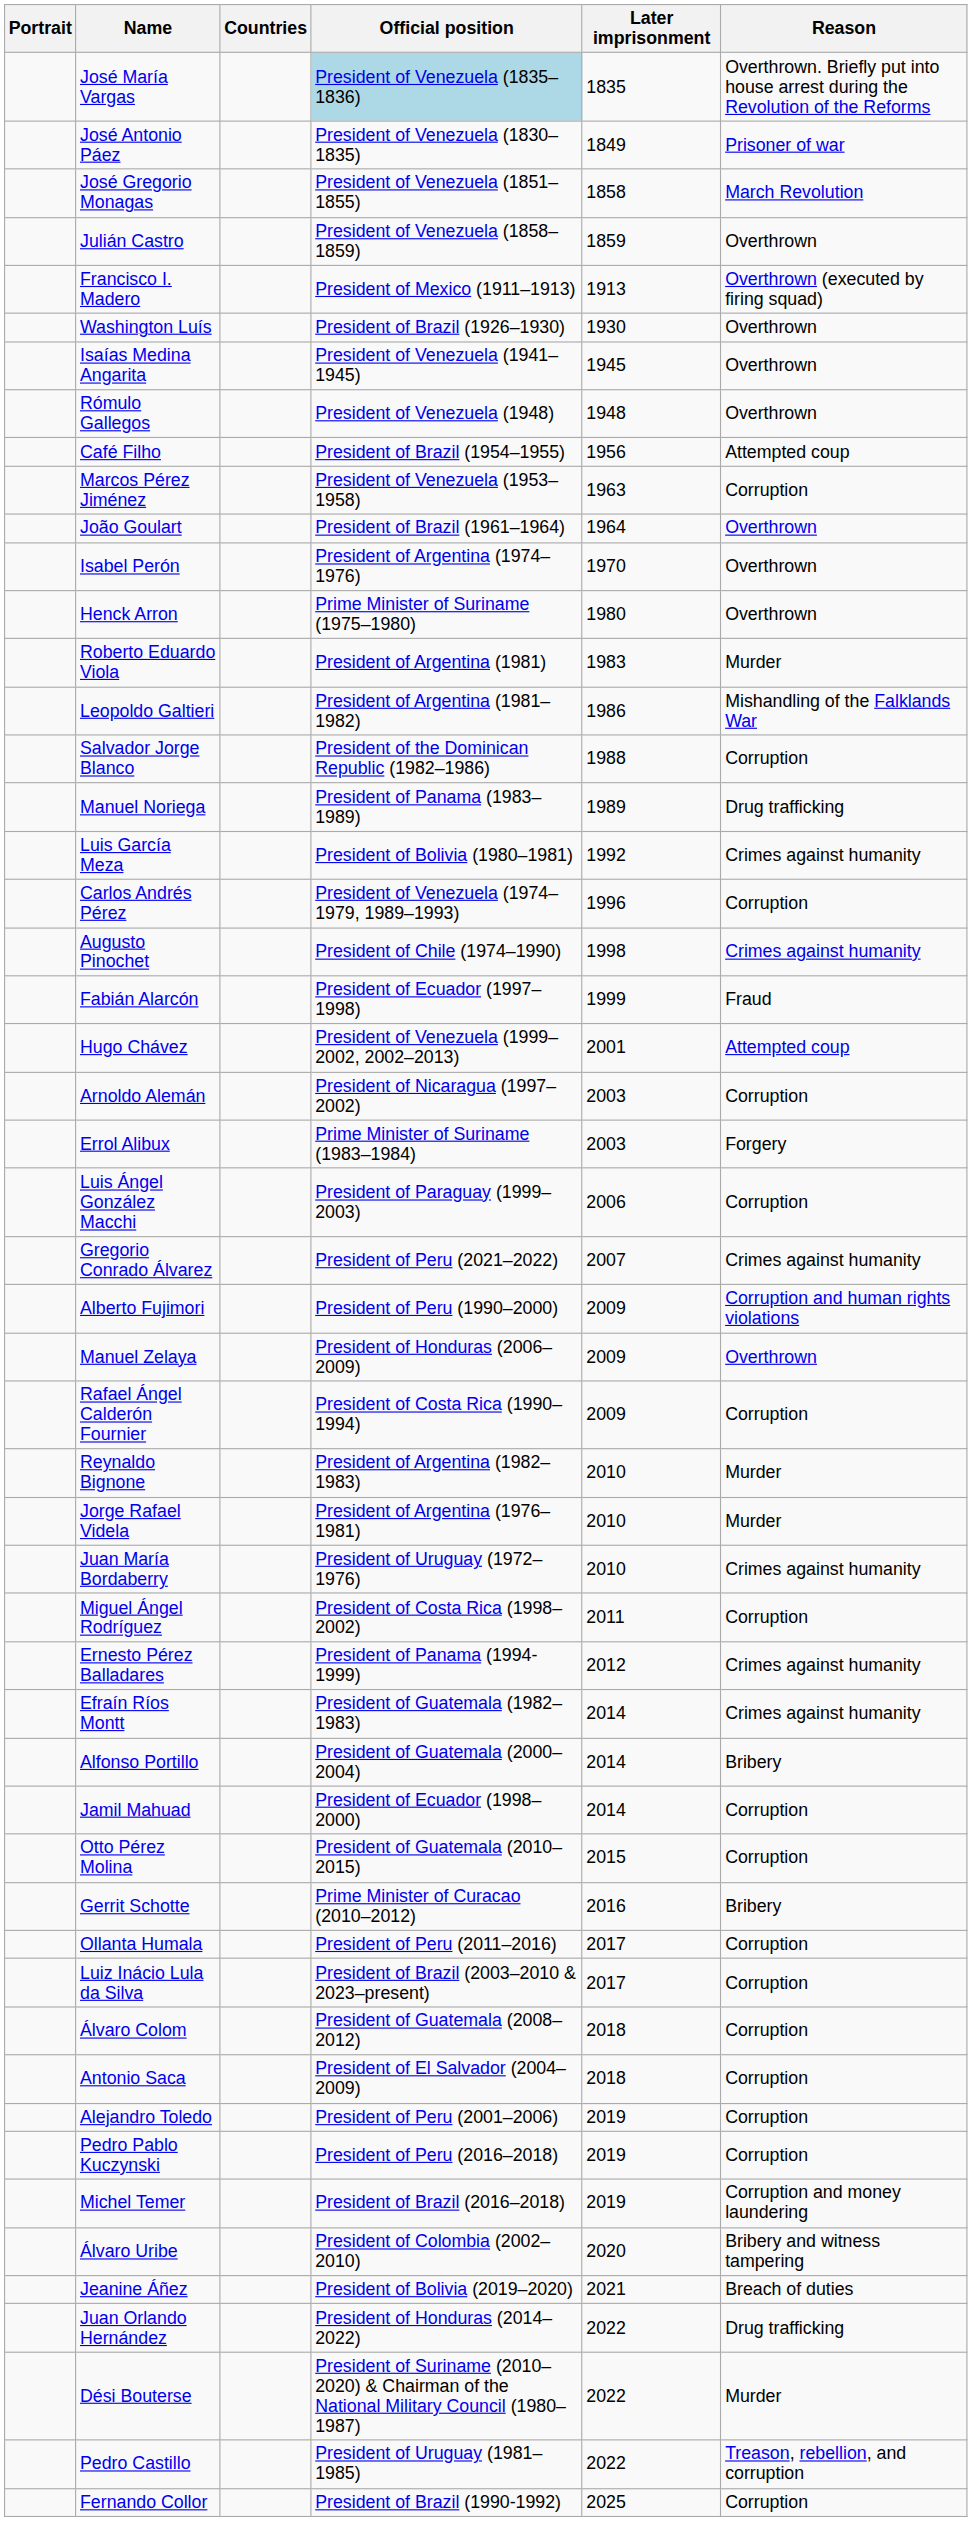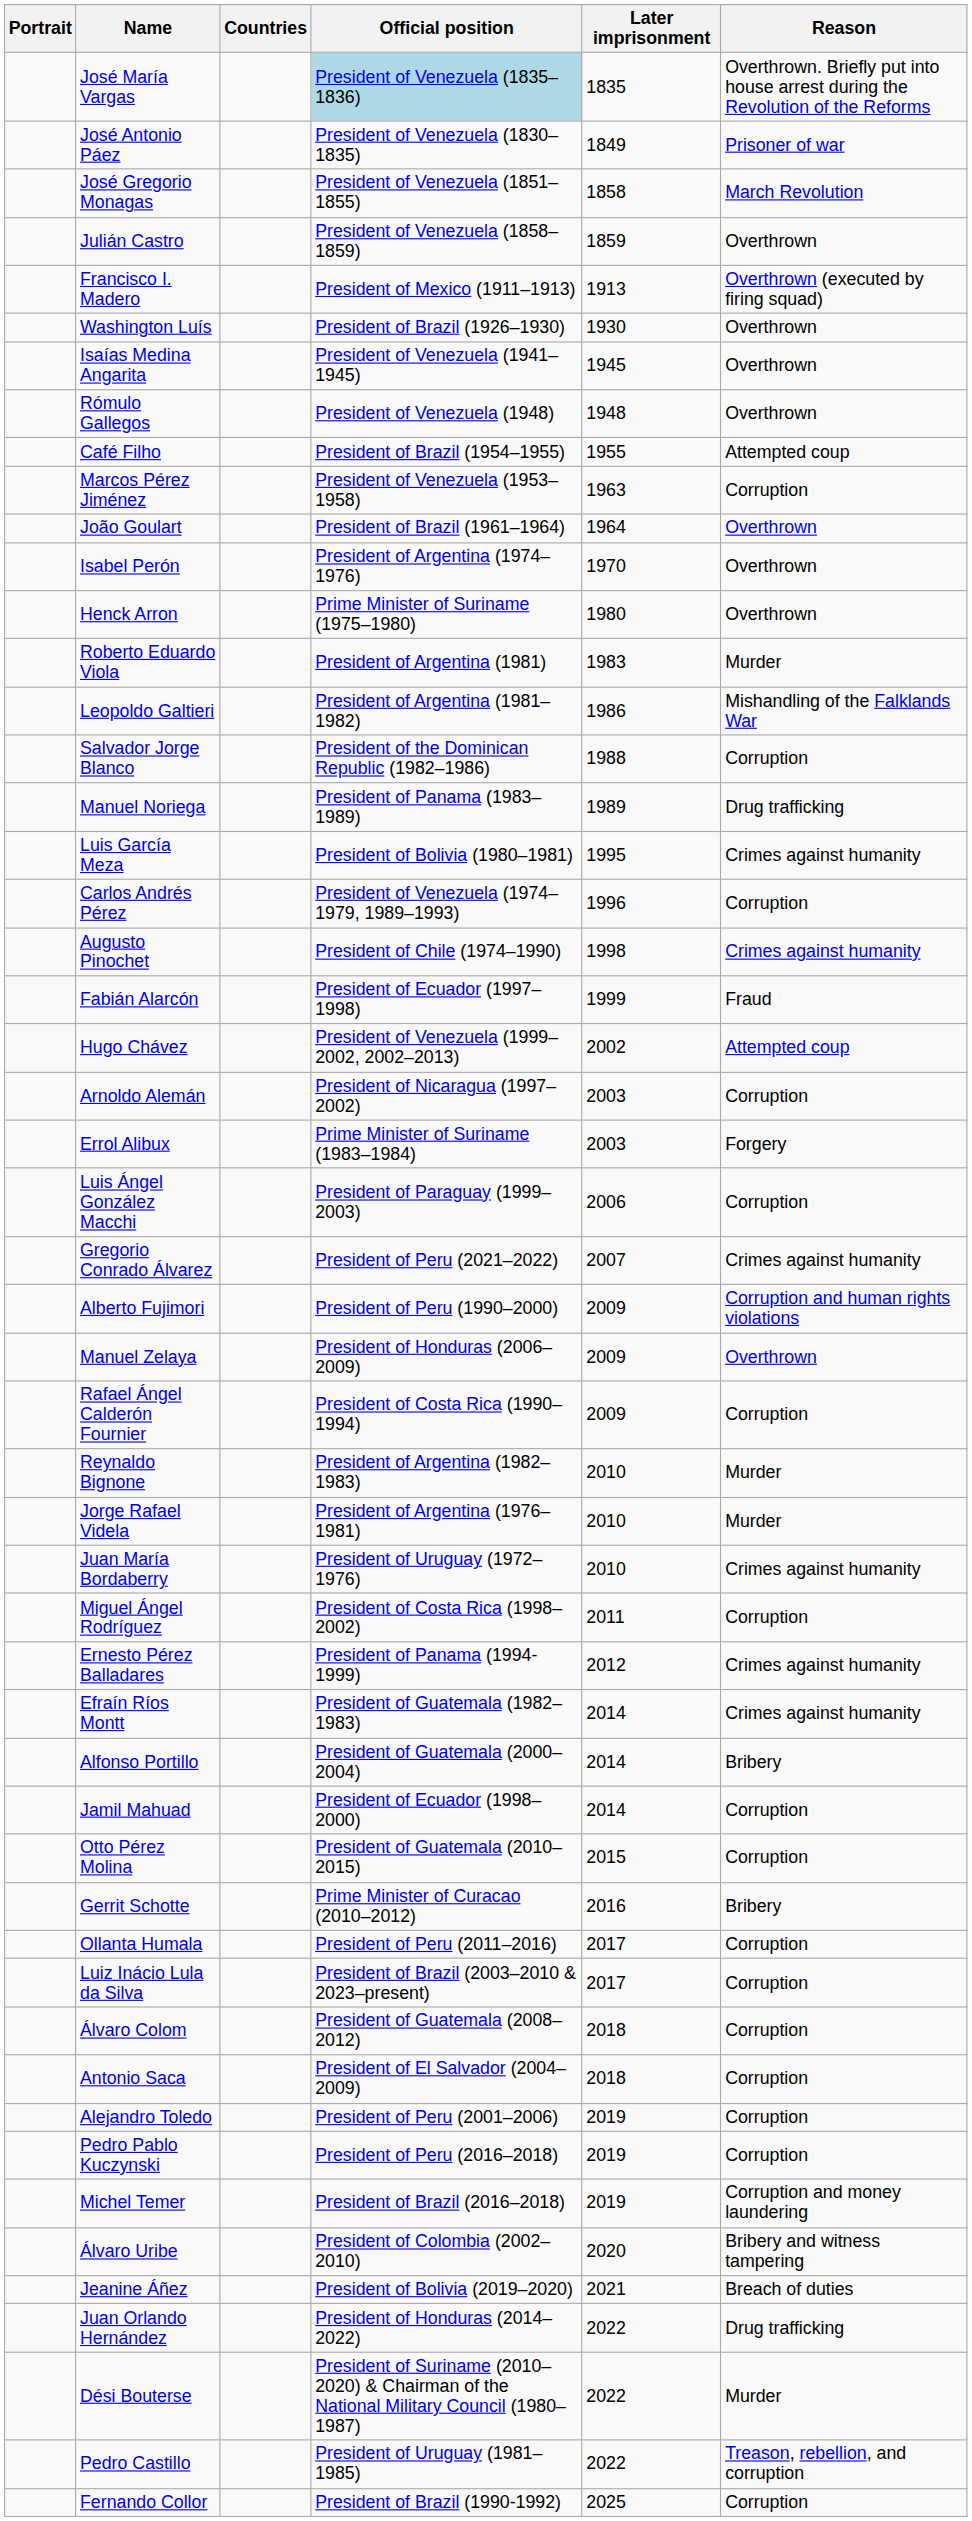(606, 451) 1956 -> (606, 451) 1955
(606, 855) 1992 -> (606, 855) 1995
(606, 1047) 2001 -> (606, 1047) 2002
